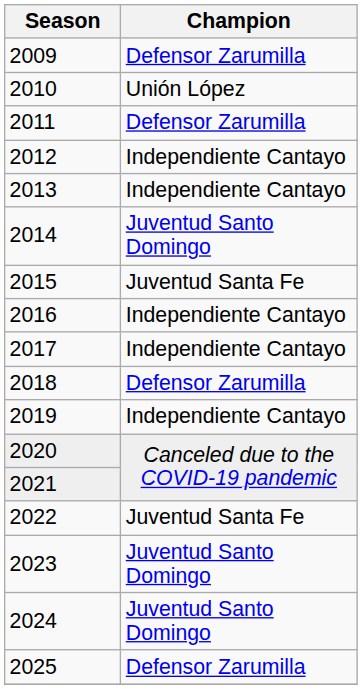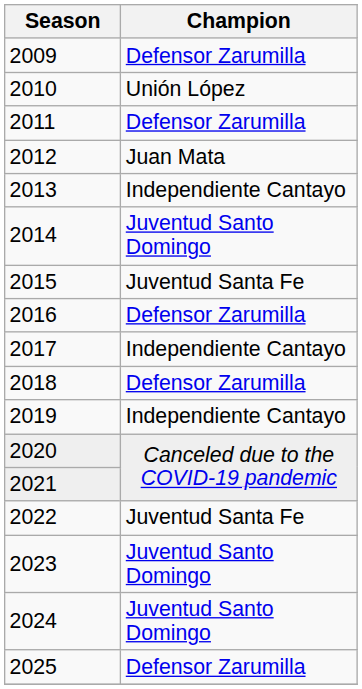(236, 156) Independiente Cantayo -> (175, 156) Juan Mata
(236, 315) Independiente Cantayo -> (216, 315) Defensor Zarumilla
